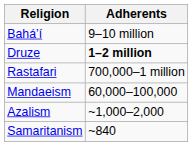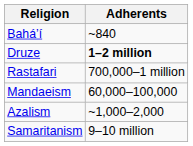(121, 33) 9–10 million -> (102, 33) ~840
(102, 131) ~840 -> (121, 131) 9–10 million
